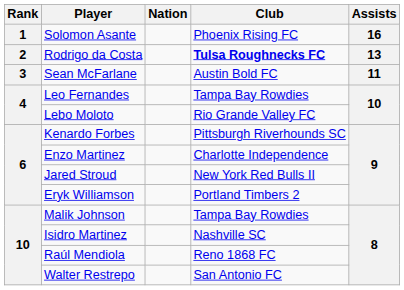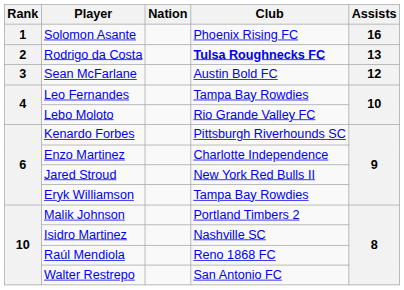(374, 74) 11 -> (374, 74) 12
(246, 194) Portland Timbers 2 -> (251, 194) Tampa Bay Rowdies
(251, 214) Tampa Bay Rowdies -> (246, 214) Portland Timbers 2
